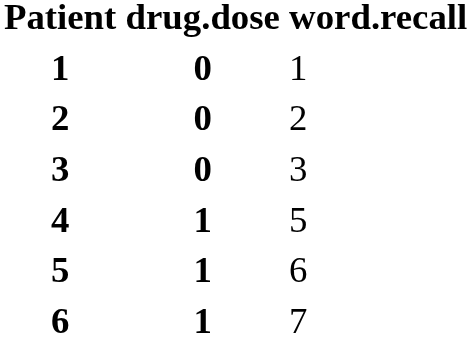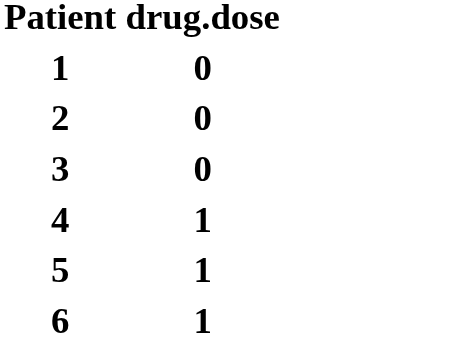- column: (378, 16)
